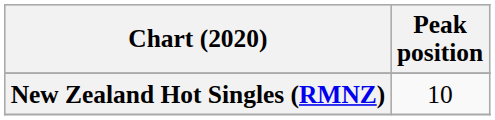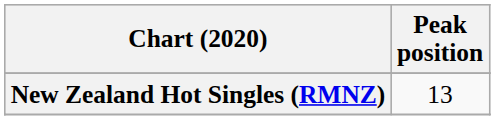(440, 93) 10 -> (440, 93) 13
